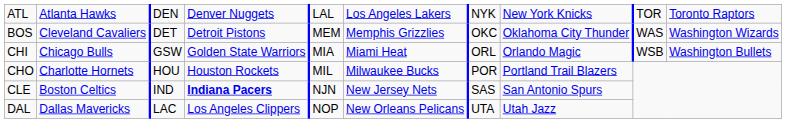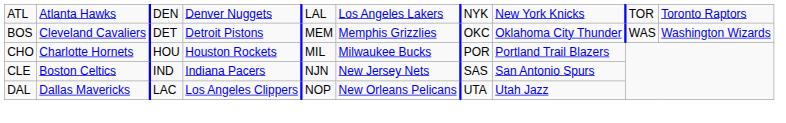- row: (17, 52)
(230, 90) bold -> (225, 71) normal
